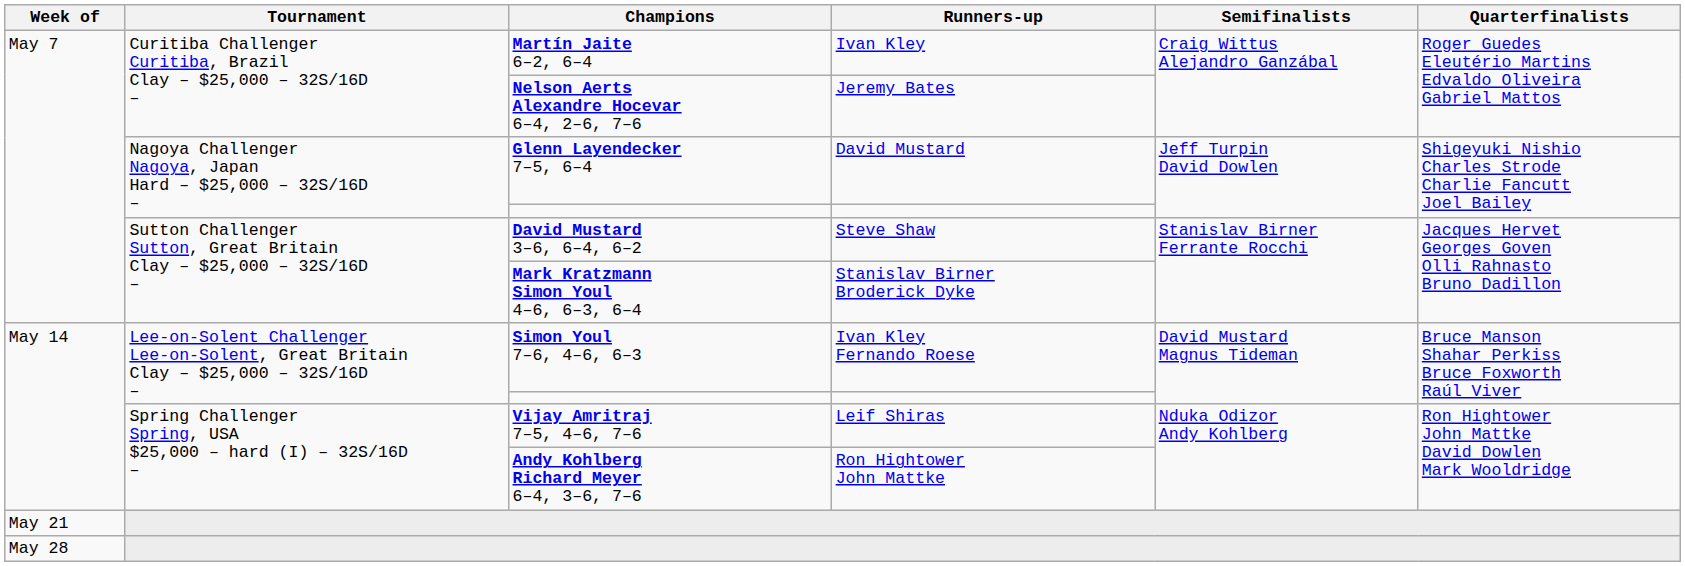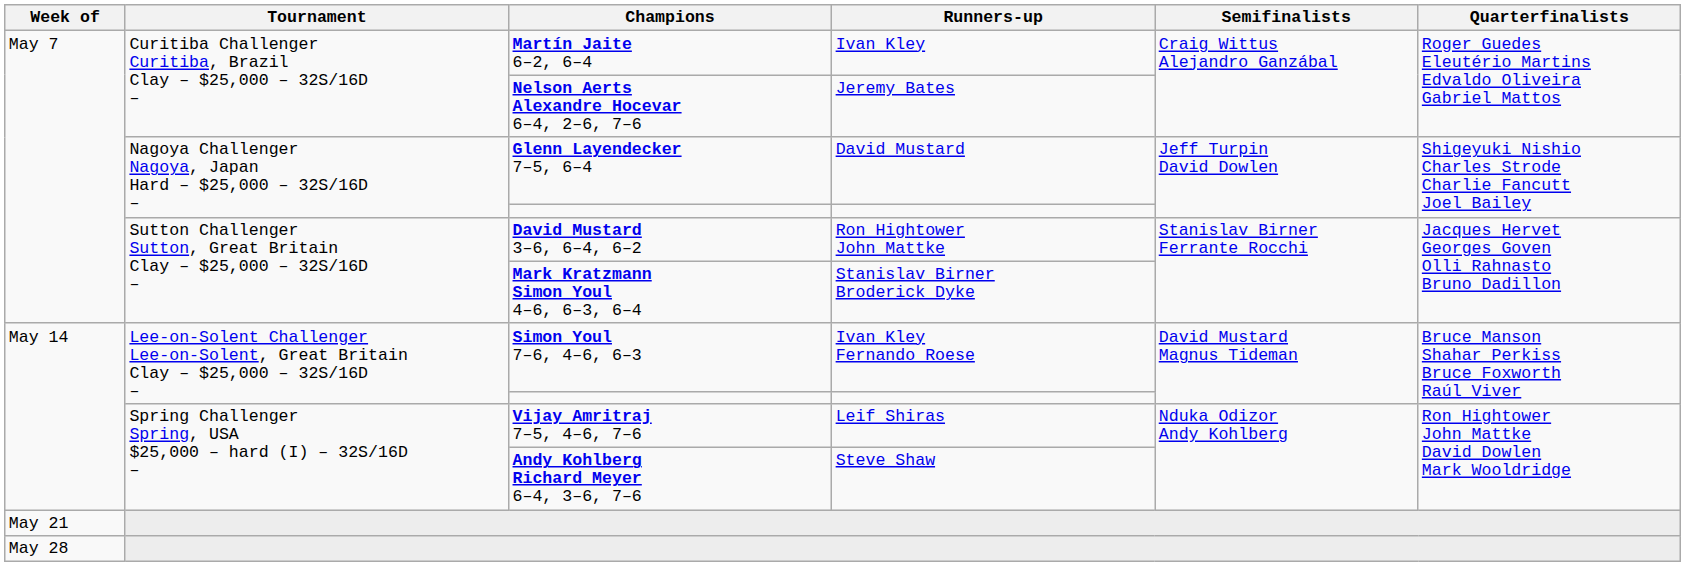(885, 230) Steve Shaw -> (900, 239) Ron Hightower John Mattke
(900, 470) Ron Hightower John Mattke -> (885, 461) Steve Shaw
